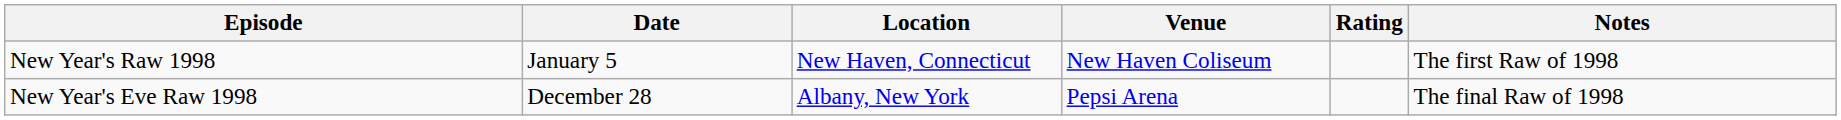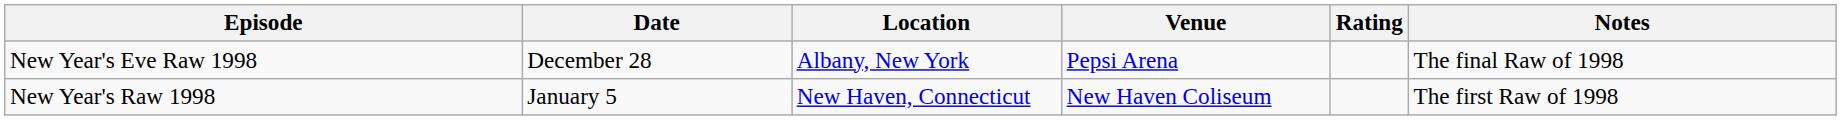rows swapped: (113, 59) <-> (134, 96)
